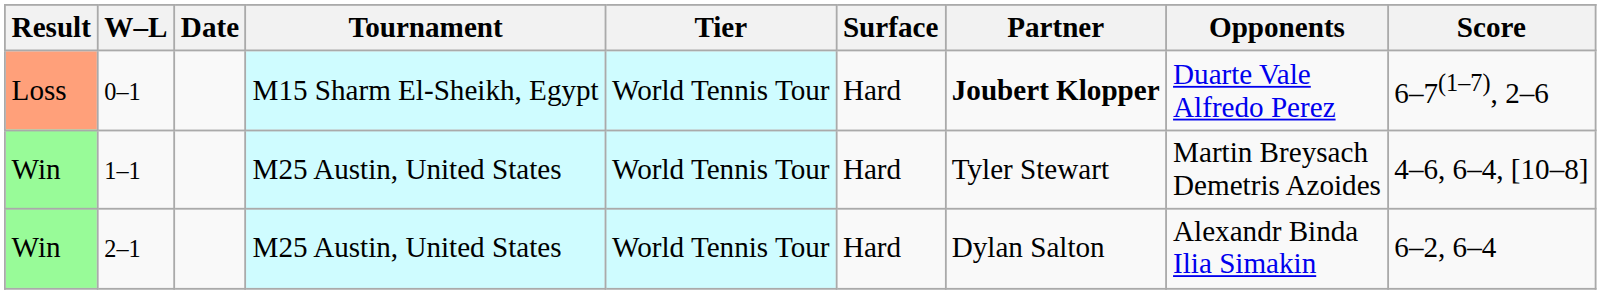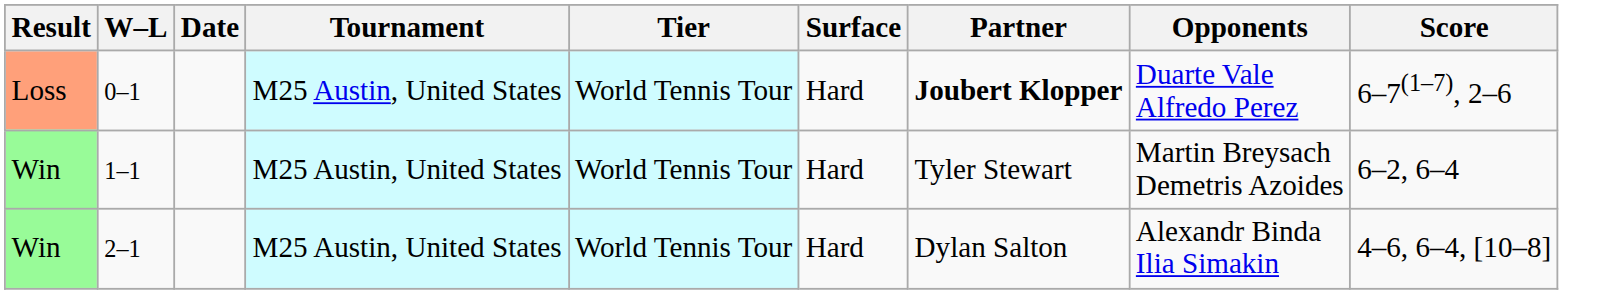(426, 90) M15 Sharm El-Sheikh, Egypt -> (407, 90) M25 Austin, United States
(1491, 169) 4–6, 6–4, [10–8] -> (1408, 169) 6–2, 6–4
(1445, 248) 6–2, 6–4 -> (1454, 248) 4–6, 6–4, [10–8]
